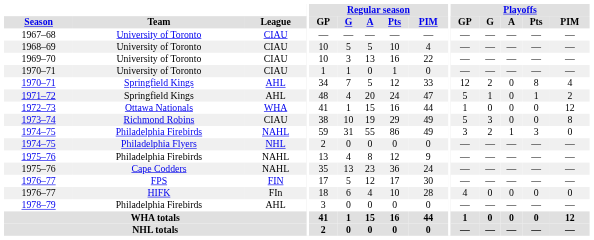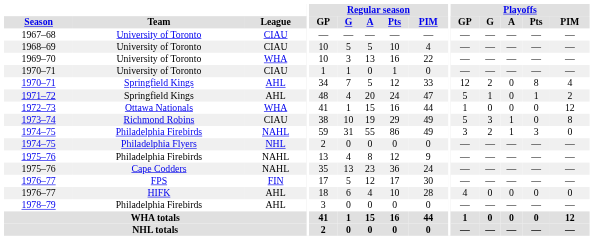(276, 59) CIAU -> (276, 59) WHA
(511, 120) 0 -> (511, 120) 1
(276, 193) FIn -> (276, 193) AHL
